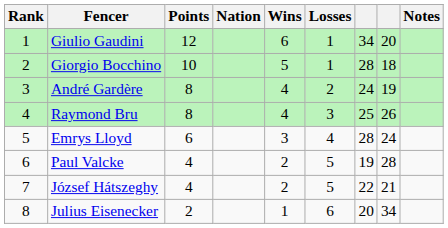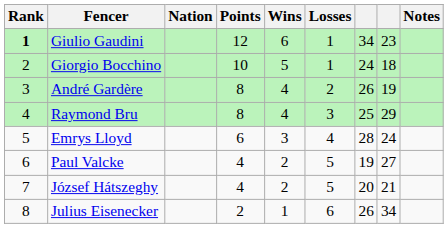columns swapped: (239, 16) <-> (189, 16)
(26, 41) normal -> (26, 41) bold
(389, 41) 20 -> (389, 41) 23
(366, 65) 28 -> (366, 65) 24
(366, 89) 24 -> (366, 89) 26
(389, 114) 26 -> (389, 114) 29
(389, 162) 28 -> (389, 162) 27
(366, 187) 22 -> (366, 187) 20
(366, 211) 20 -> (366, 211) 26
